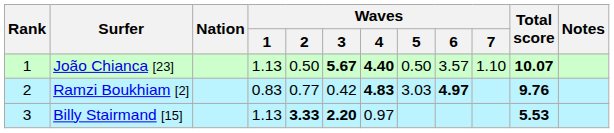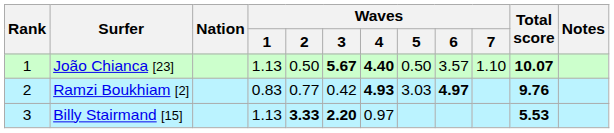(379, 90) 4.83 -> (379, 90) 4.93
